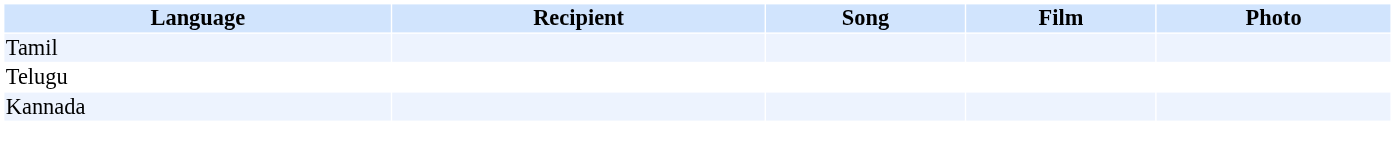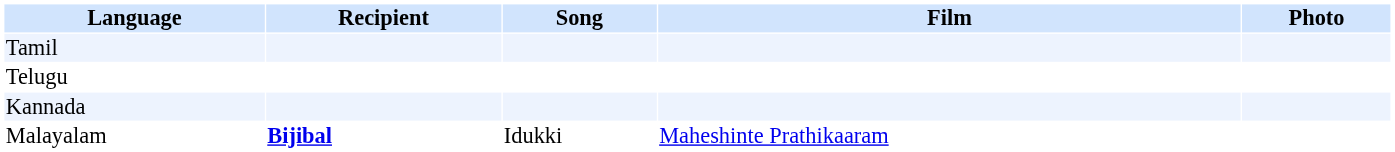+ row: (56, 135)
